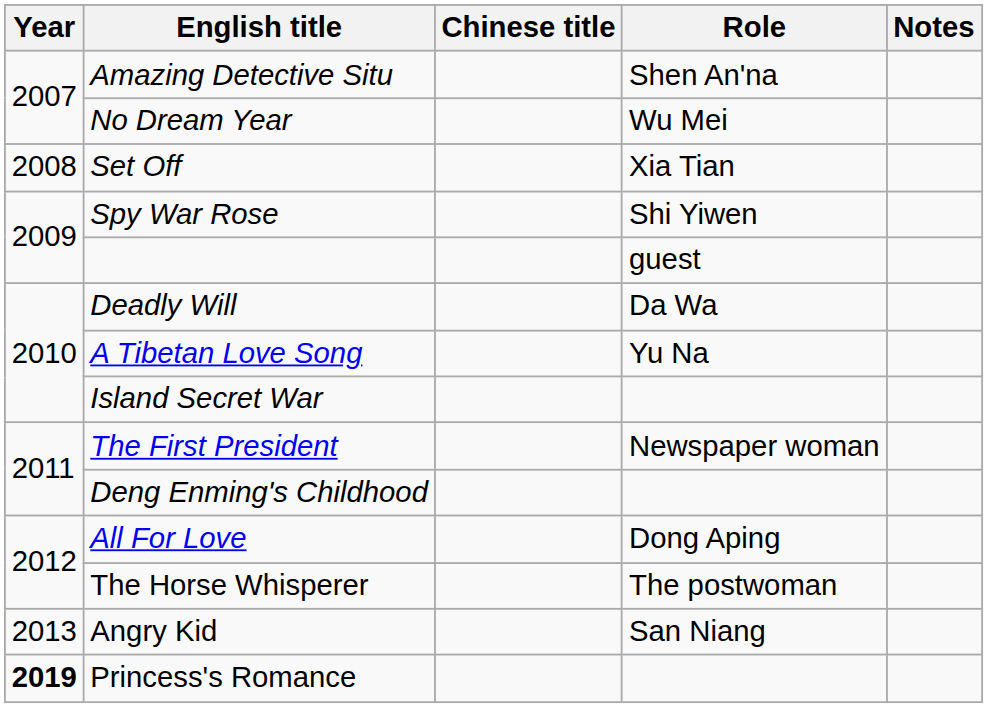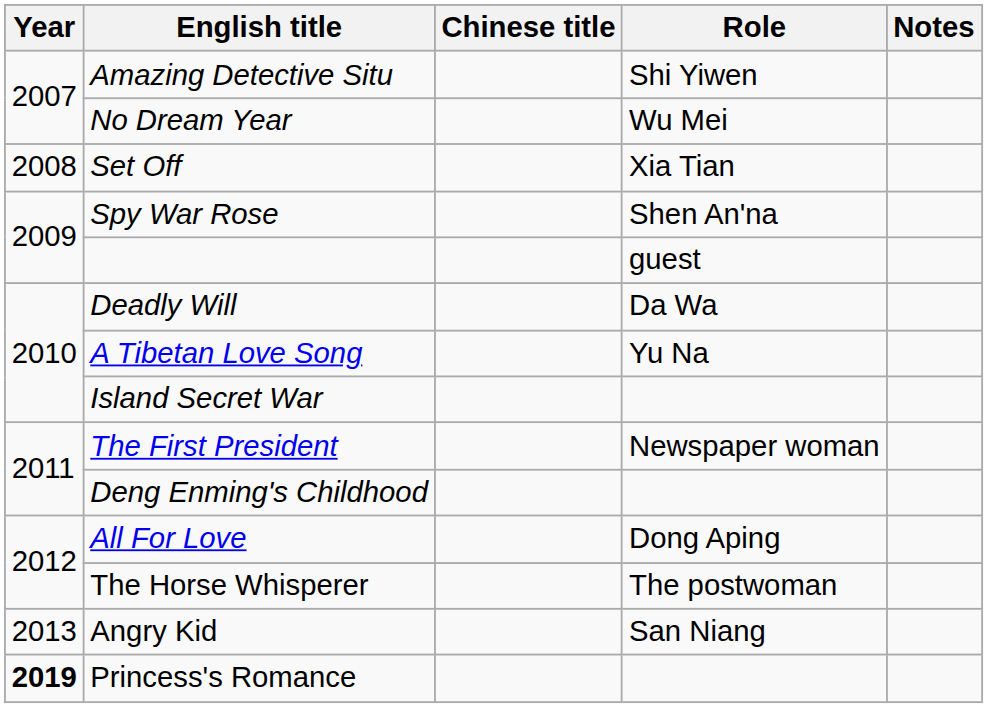(703, 74) Shen An'na -> (693, 74) Shi Yiwen
(693, 213) Shi Yiwen -> (703, 213) Shen An'na
